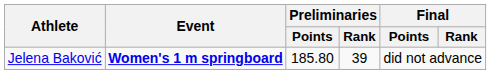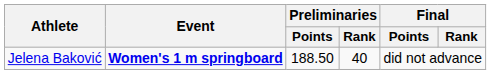(312, 59) 185.80 -> (312, 59) 188.50
(359, 59) 39 -> (359, 59) 40
